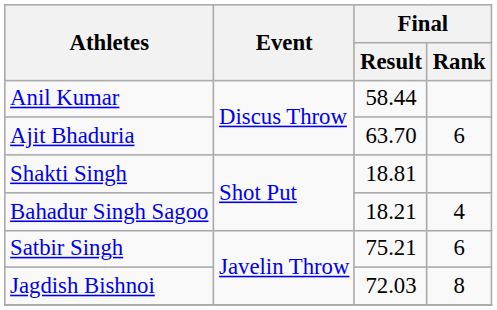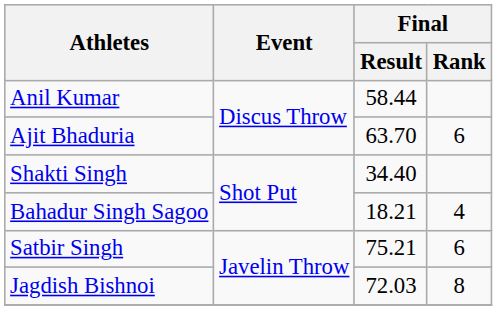(391, 173) 18.81 -> (391, 173) 34.40
